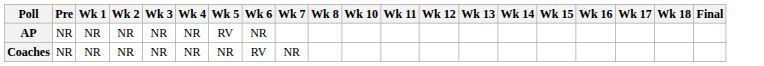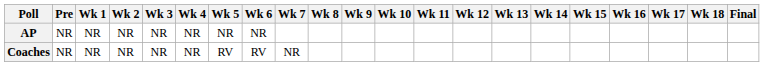+ column: (358, 14)
(225, 33) RV -> (225, 33) NR
(225, 52) NR -> (225, 52) RV
